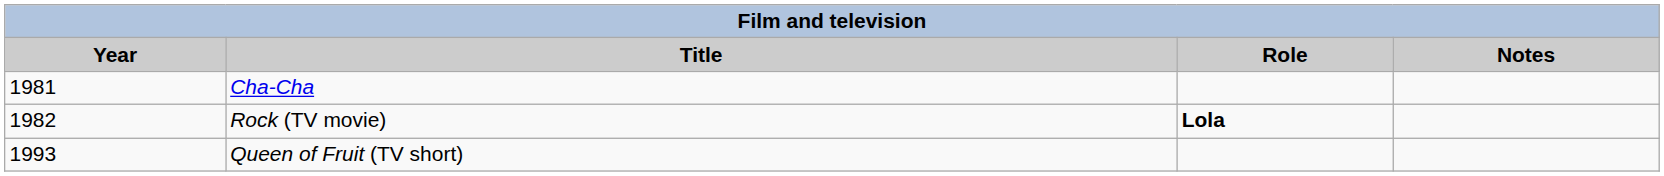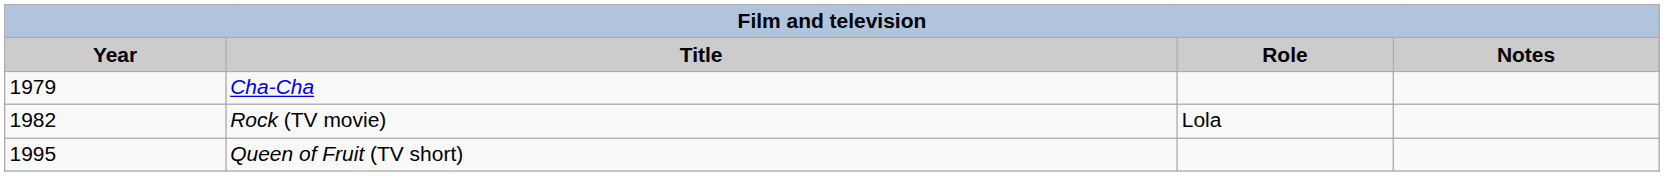(33, 87) 1981 -> (33, 87) 1979
(1203, 120) bold -> (1202, 120) normal
(33, 154) 1993 -> (33, 154) 1995
